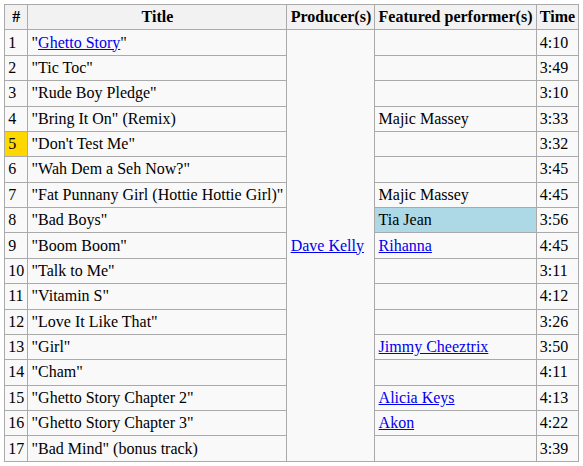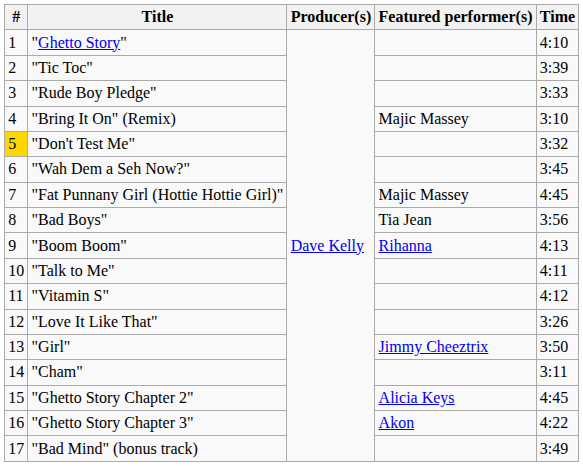(554, 67) 3:49 -> (554, 67) 3:39
(554, 93) 3:10 -> (554, 93) 3:33
(554, 118) 3:33 -> (554, 118) 3:10
(405, 220) lightblue background -> (405, 220) no background
(554, 245) 4:45 -> (554, 245) 4:13
(554, 270) 3:11 -> (554, 270) 4:11
(554, 372) 4:11 -> (554, 372) 3:11
(554, 397) 4:13 -> (554, 397) 4:45
(554, 448) 3:39 -> (554, 448) 3:49
